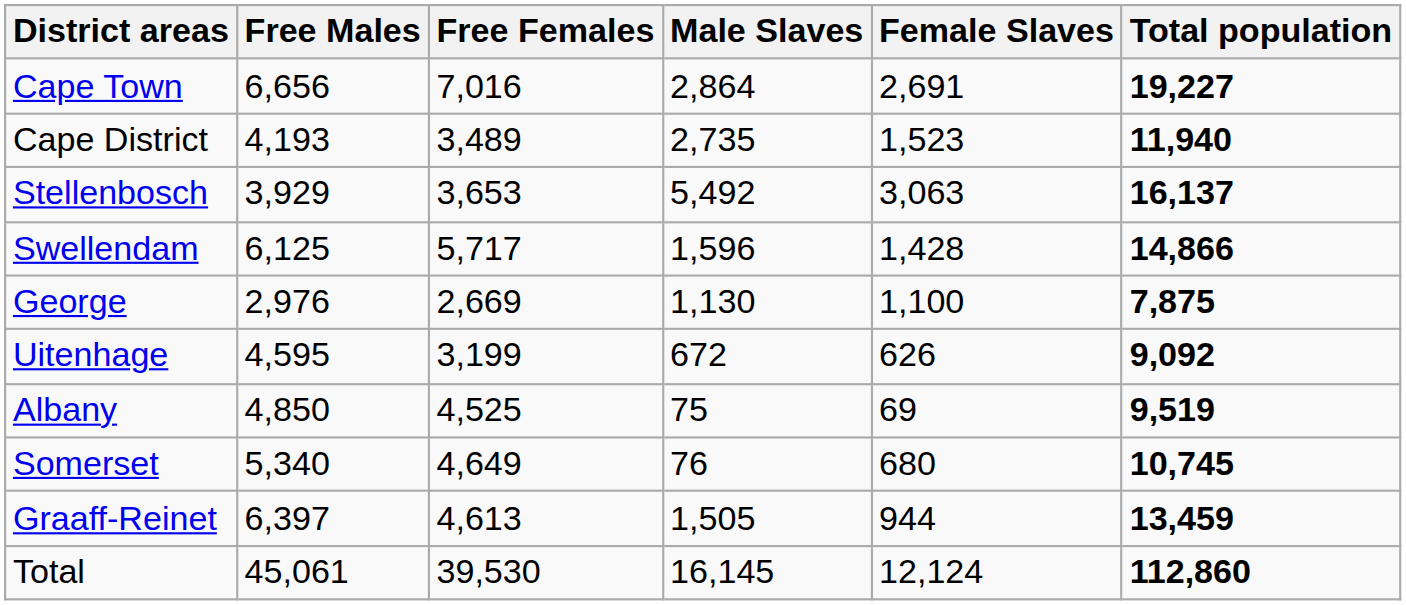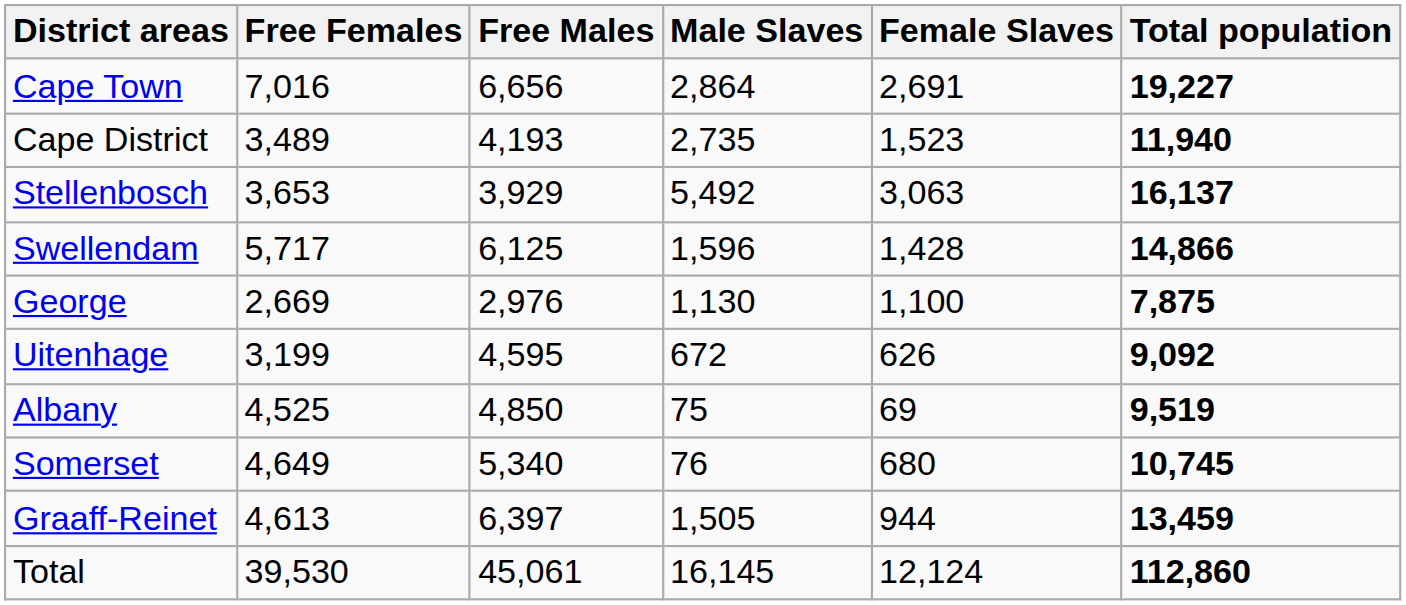columns swapped: (333, 31) <-> (545, 31)
